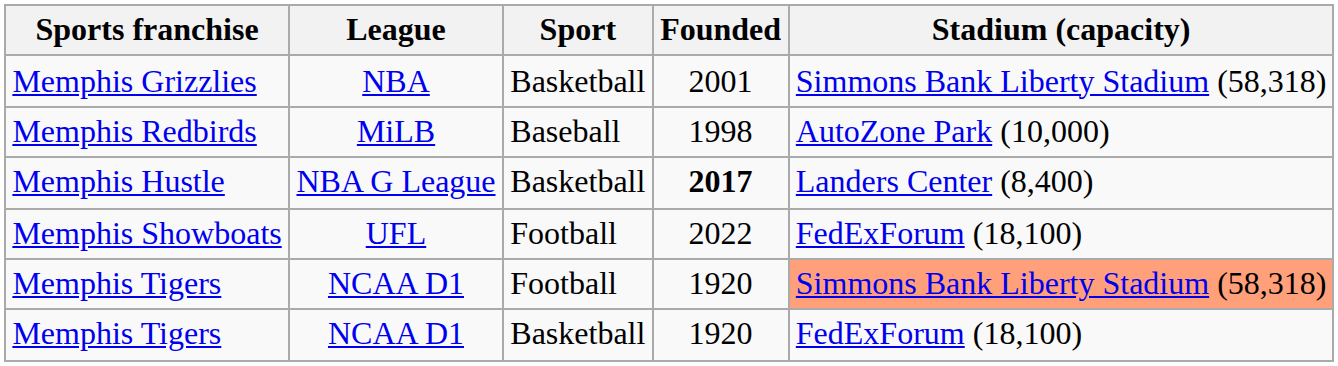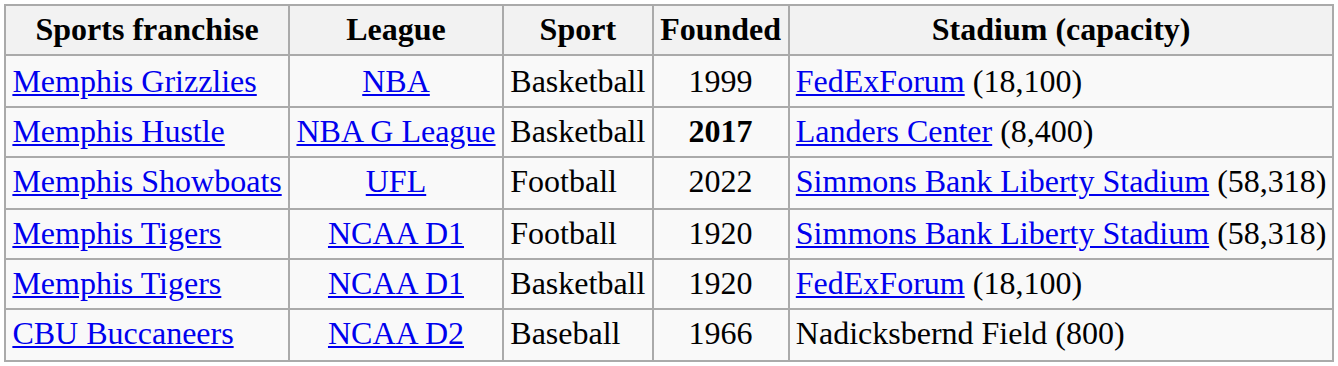(721, 80) 2001 -> (721, 80) 1999
(1061, 80) Simmons Bank Liberty Stadium (58,318) -> (939, 80) FedExForum (18,100)
- row: (135, 131)
(939, 232) FedExForum (18,100) -> (1061, 182) Simmons Bank Liberty Stadium (58,318)
(1061, 283) lightsalmon background -> (1061, 232) no background
+ row: (123, 334)
